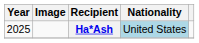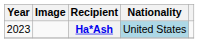(19, 29) 2025 -> (19, 29) 2023
